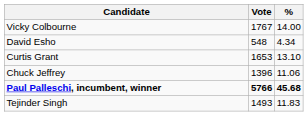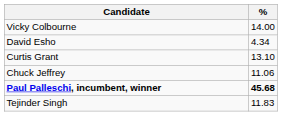- column: (262, 12)
